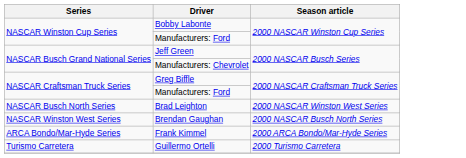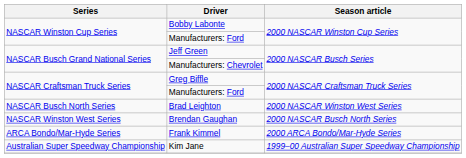+ row: (86, 146)
- row: (40, 146)
